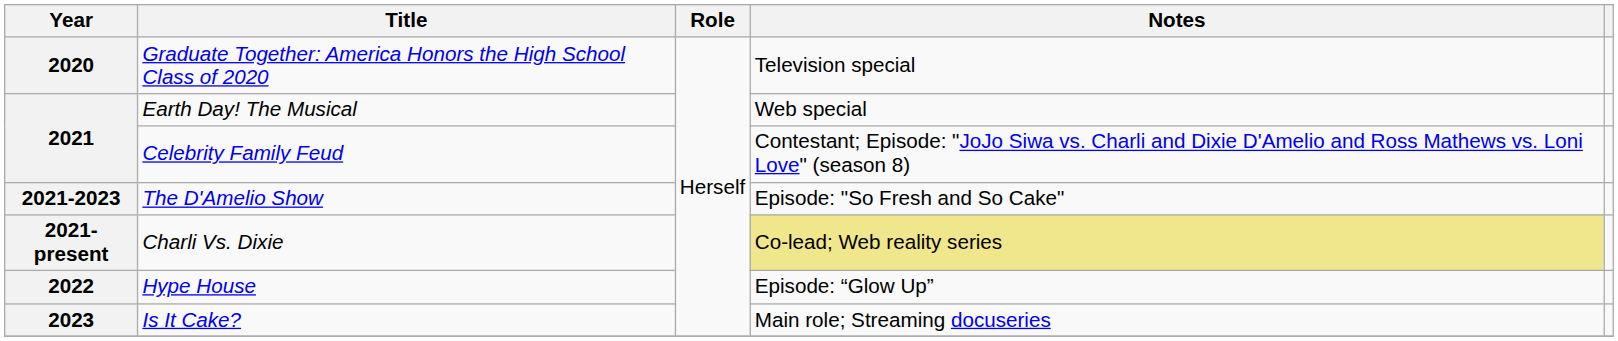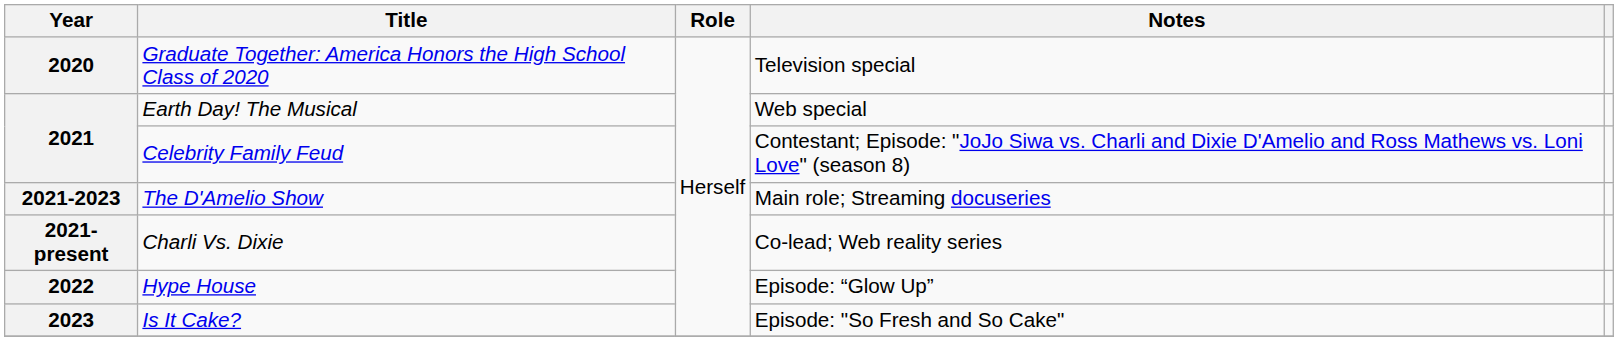(910, 198) Episode: "So Fresh and So Cake" -> (903, 198) Main role; Streaming docuseries
(878, 242) khaki background -> (878, 242) no background
(903, 319) Main role; Streaming docuseries -> (910, 319) Episode: "So Fresh and So Cake"
